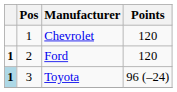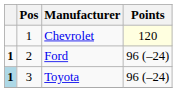(148, 35) no background -> (148, 35) lightyellow background
(148, 56) 120 -> (148, 56) 96 (–24)
